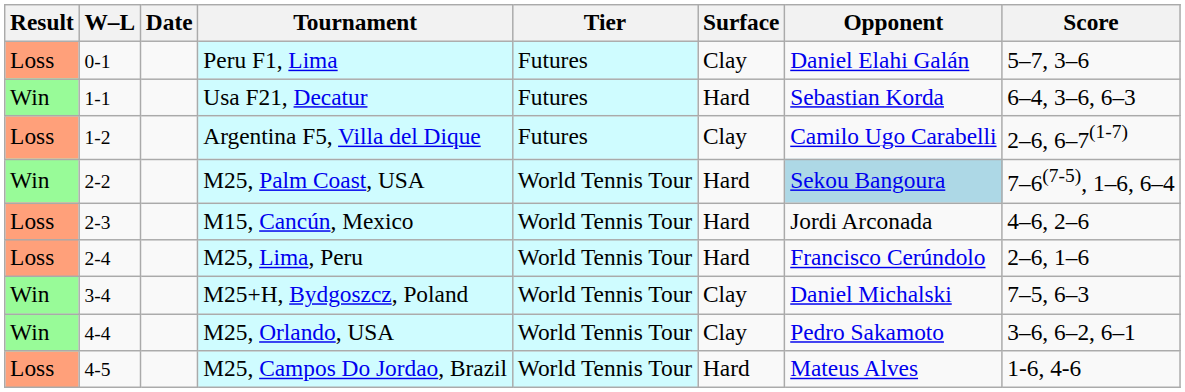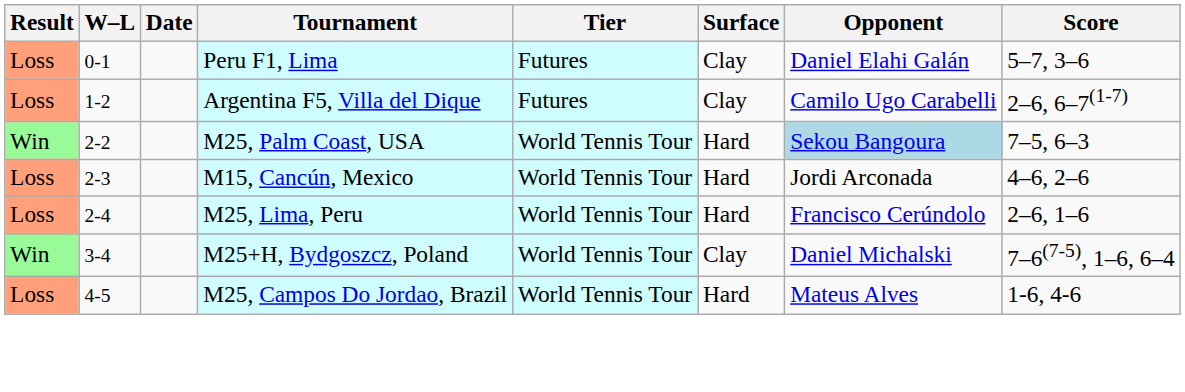- row: (285, 97)
(1091, 180) 7–6(7-5), 1–6, 6–4 -> (1048, 140) 7–5, 6–3
(1048, 294) 7–5, 6–3 -> (1091, 254) 7–6(7-5), 1–6, 6–4
- row: (299, 332)
